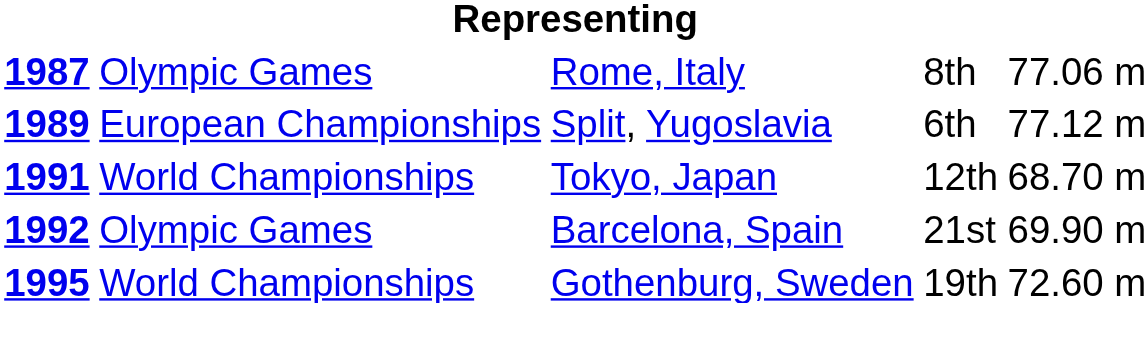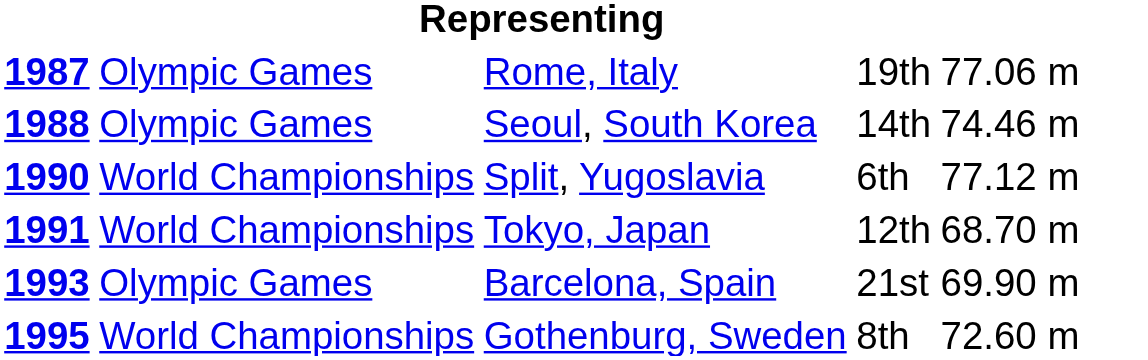(950, 71) 8th -> (894, 71) 19th
+ row: (650, 124)
(47, 124) 1989 -> (47, 177) 1990
(320, 124) European Championships -> (287, 177) World Championships
(47, 230) 1992 -> (47, 283) 1993
(961, 283) 19th -> (883, 335) 8th
